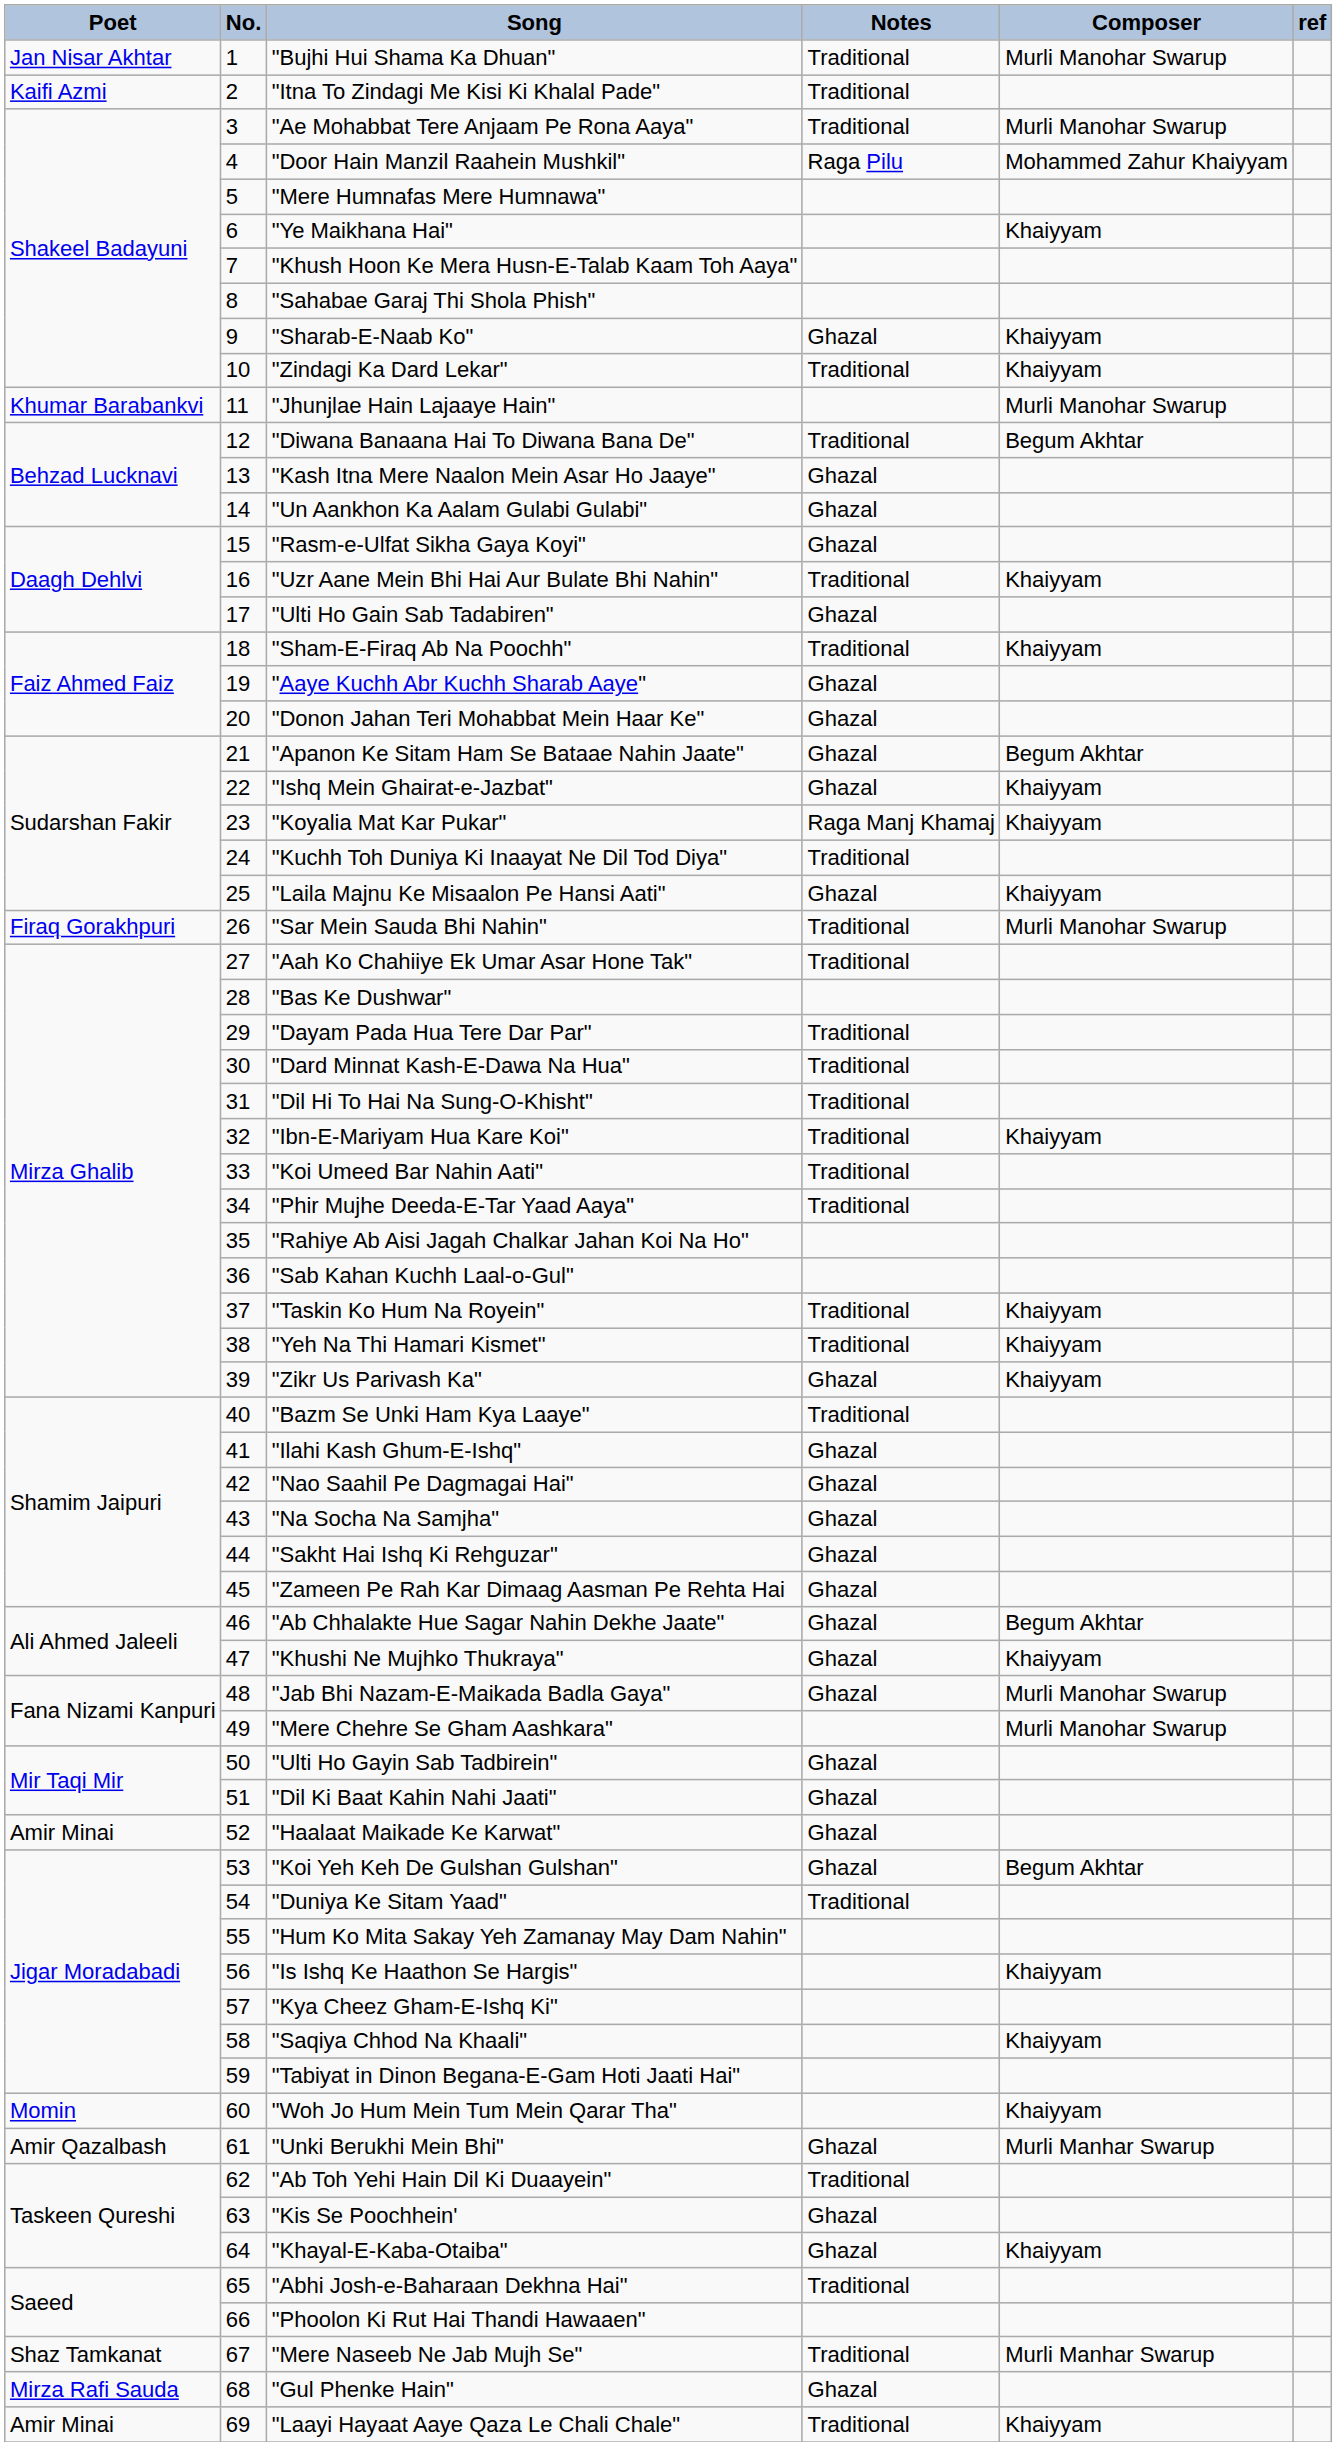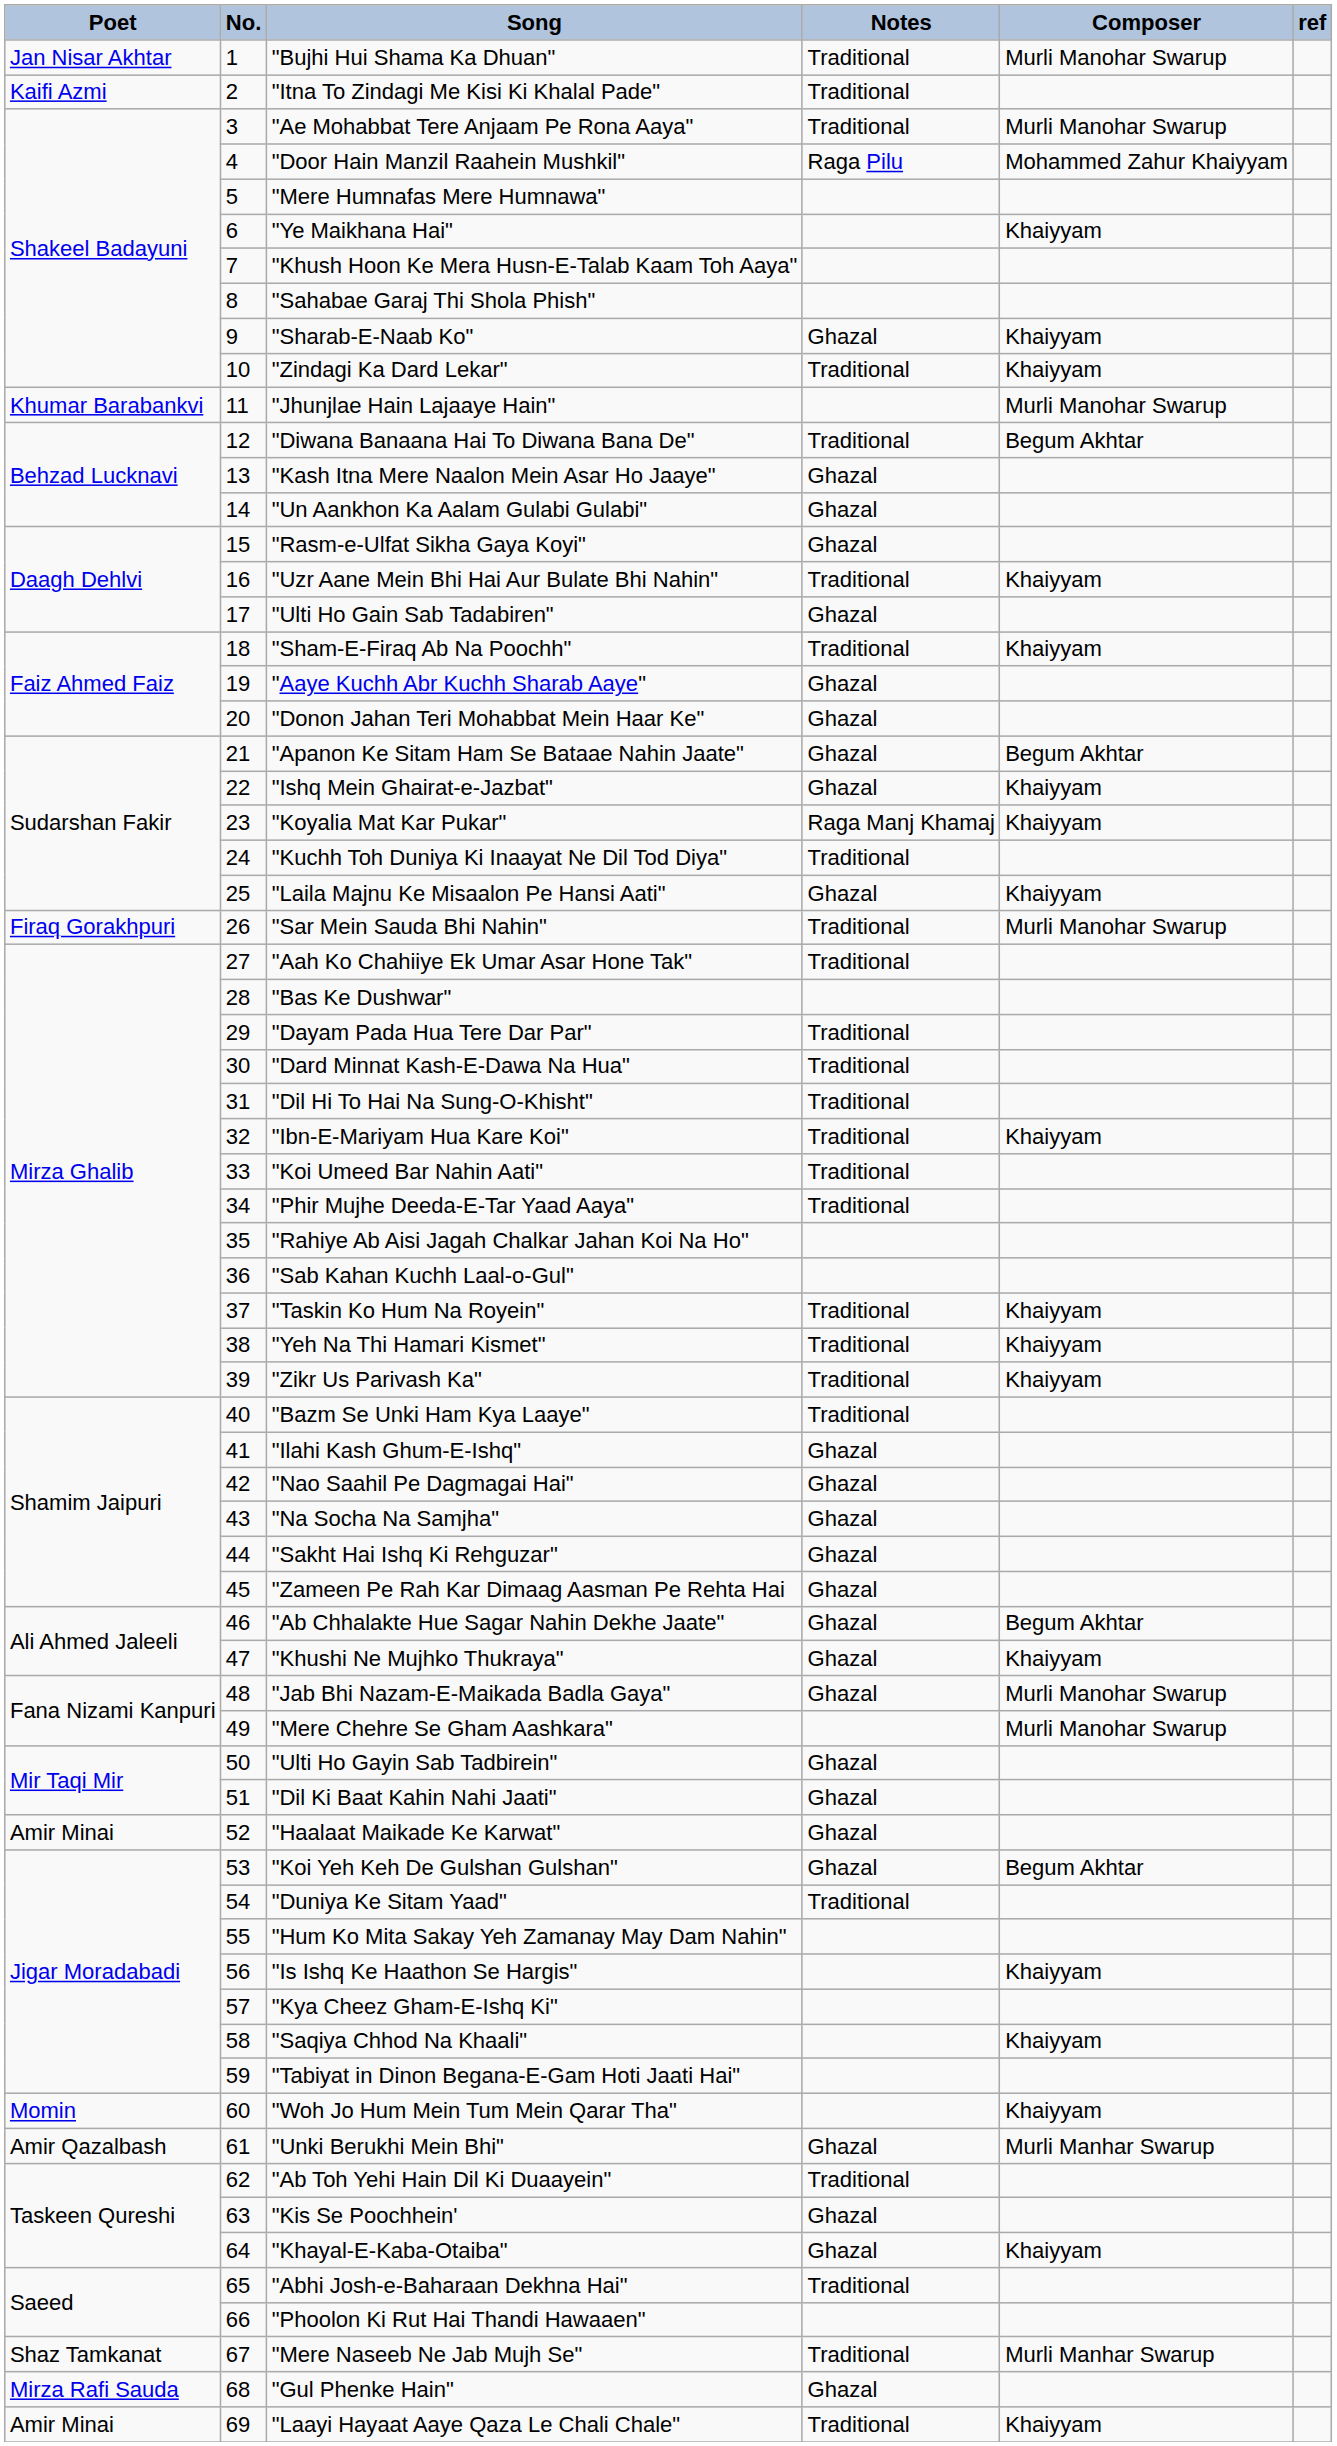(842, 1380) Ghazal -> (859, 1380) Traditional
